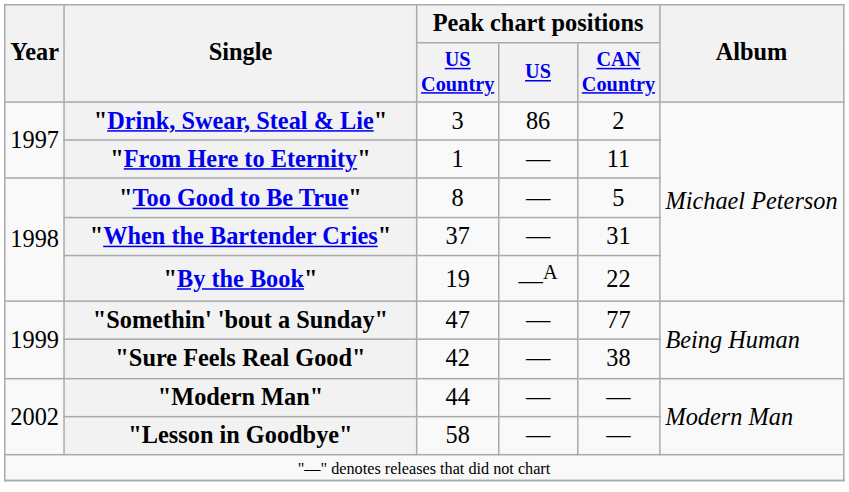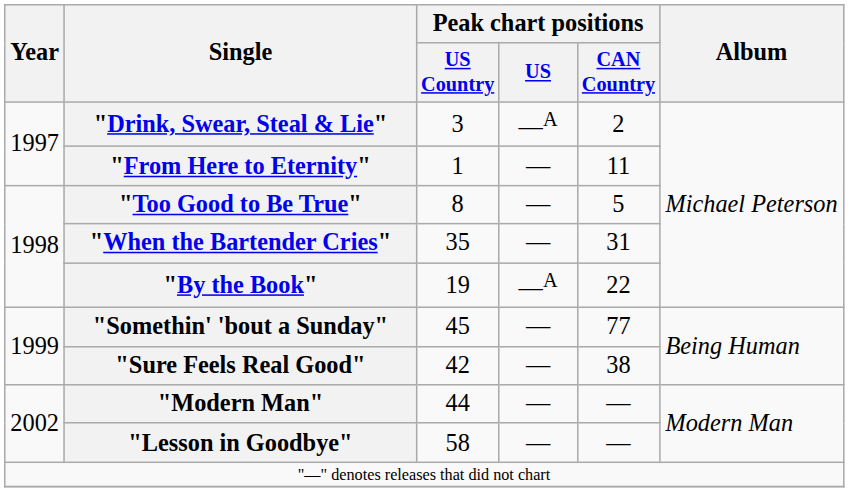(538, 120) 86 -> (538, 123) —A
(458, 236) 37 -> (458, 242) 35
(458, 320) 47 -> (458, 326) 45
